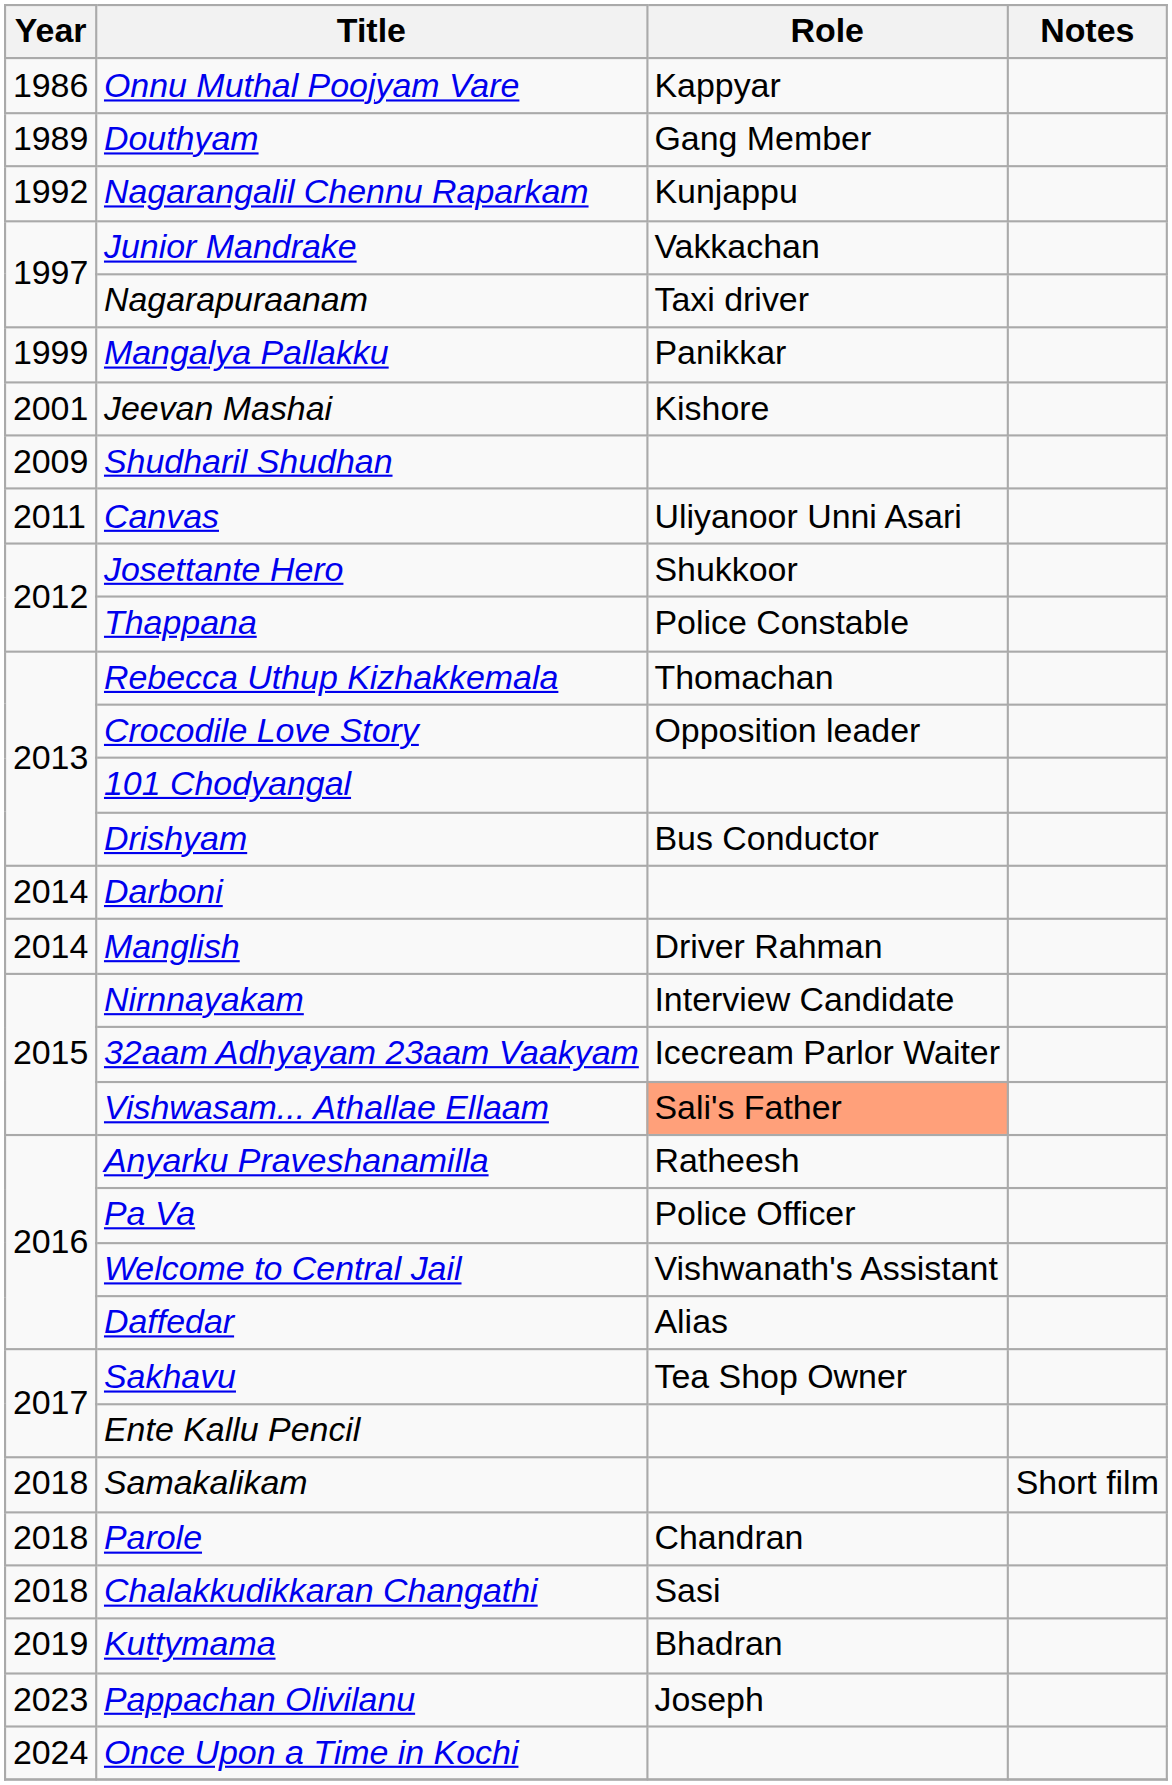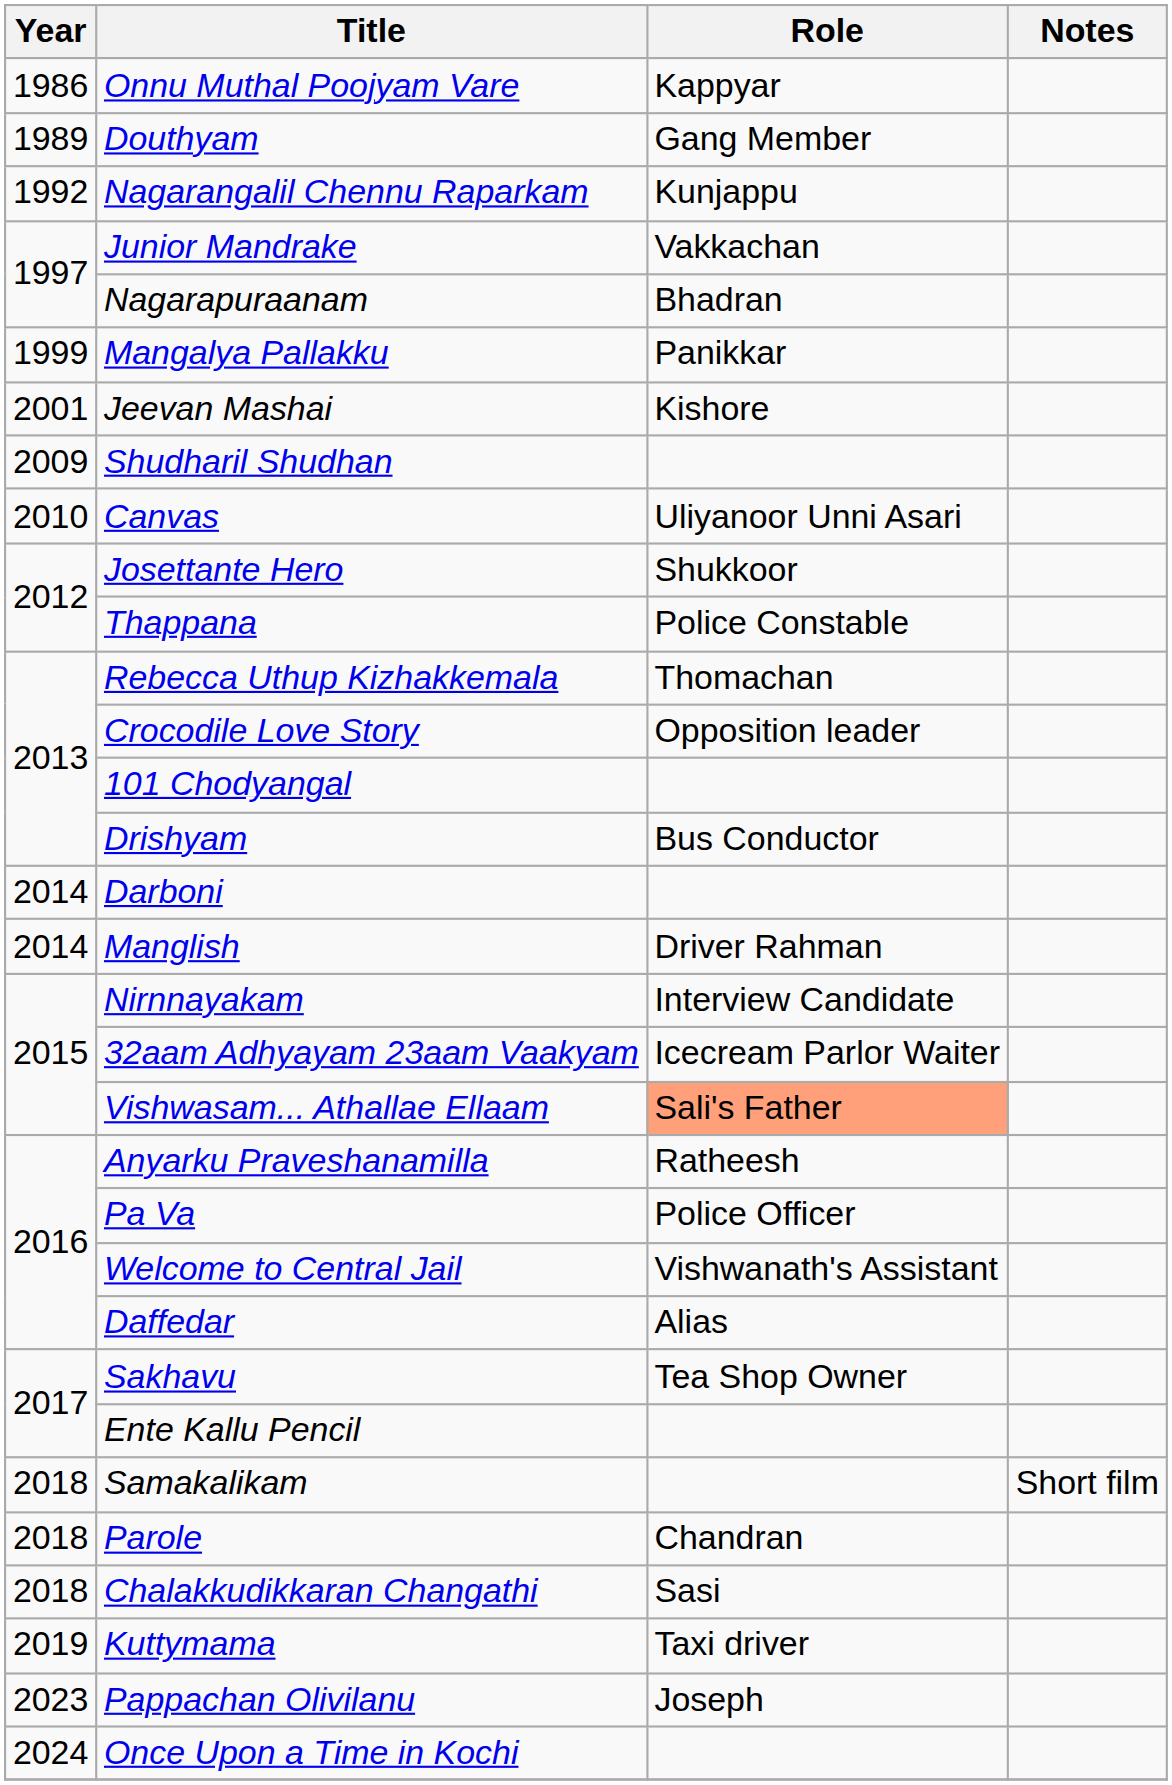(732, 300) Taxi driver -> (719, 300) Bhadran
(49, 515) 2011 -> (51, 515) 2010
(719, 1645) Bhadran -> (732, 1645) Taxi driver
